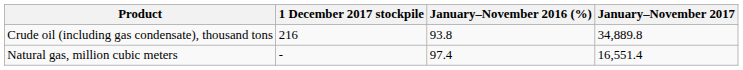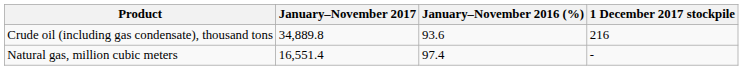columns swapped: (666, 14) <-> (351, 14)
(441, 34) 93.8 -> (433, 34) 93.6
